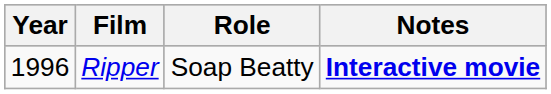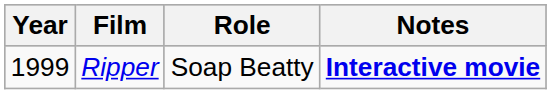(40, 66) 1996 -> (40, 66) 1999
